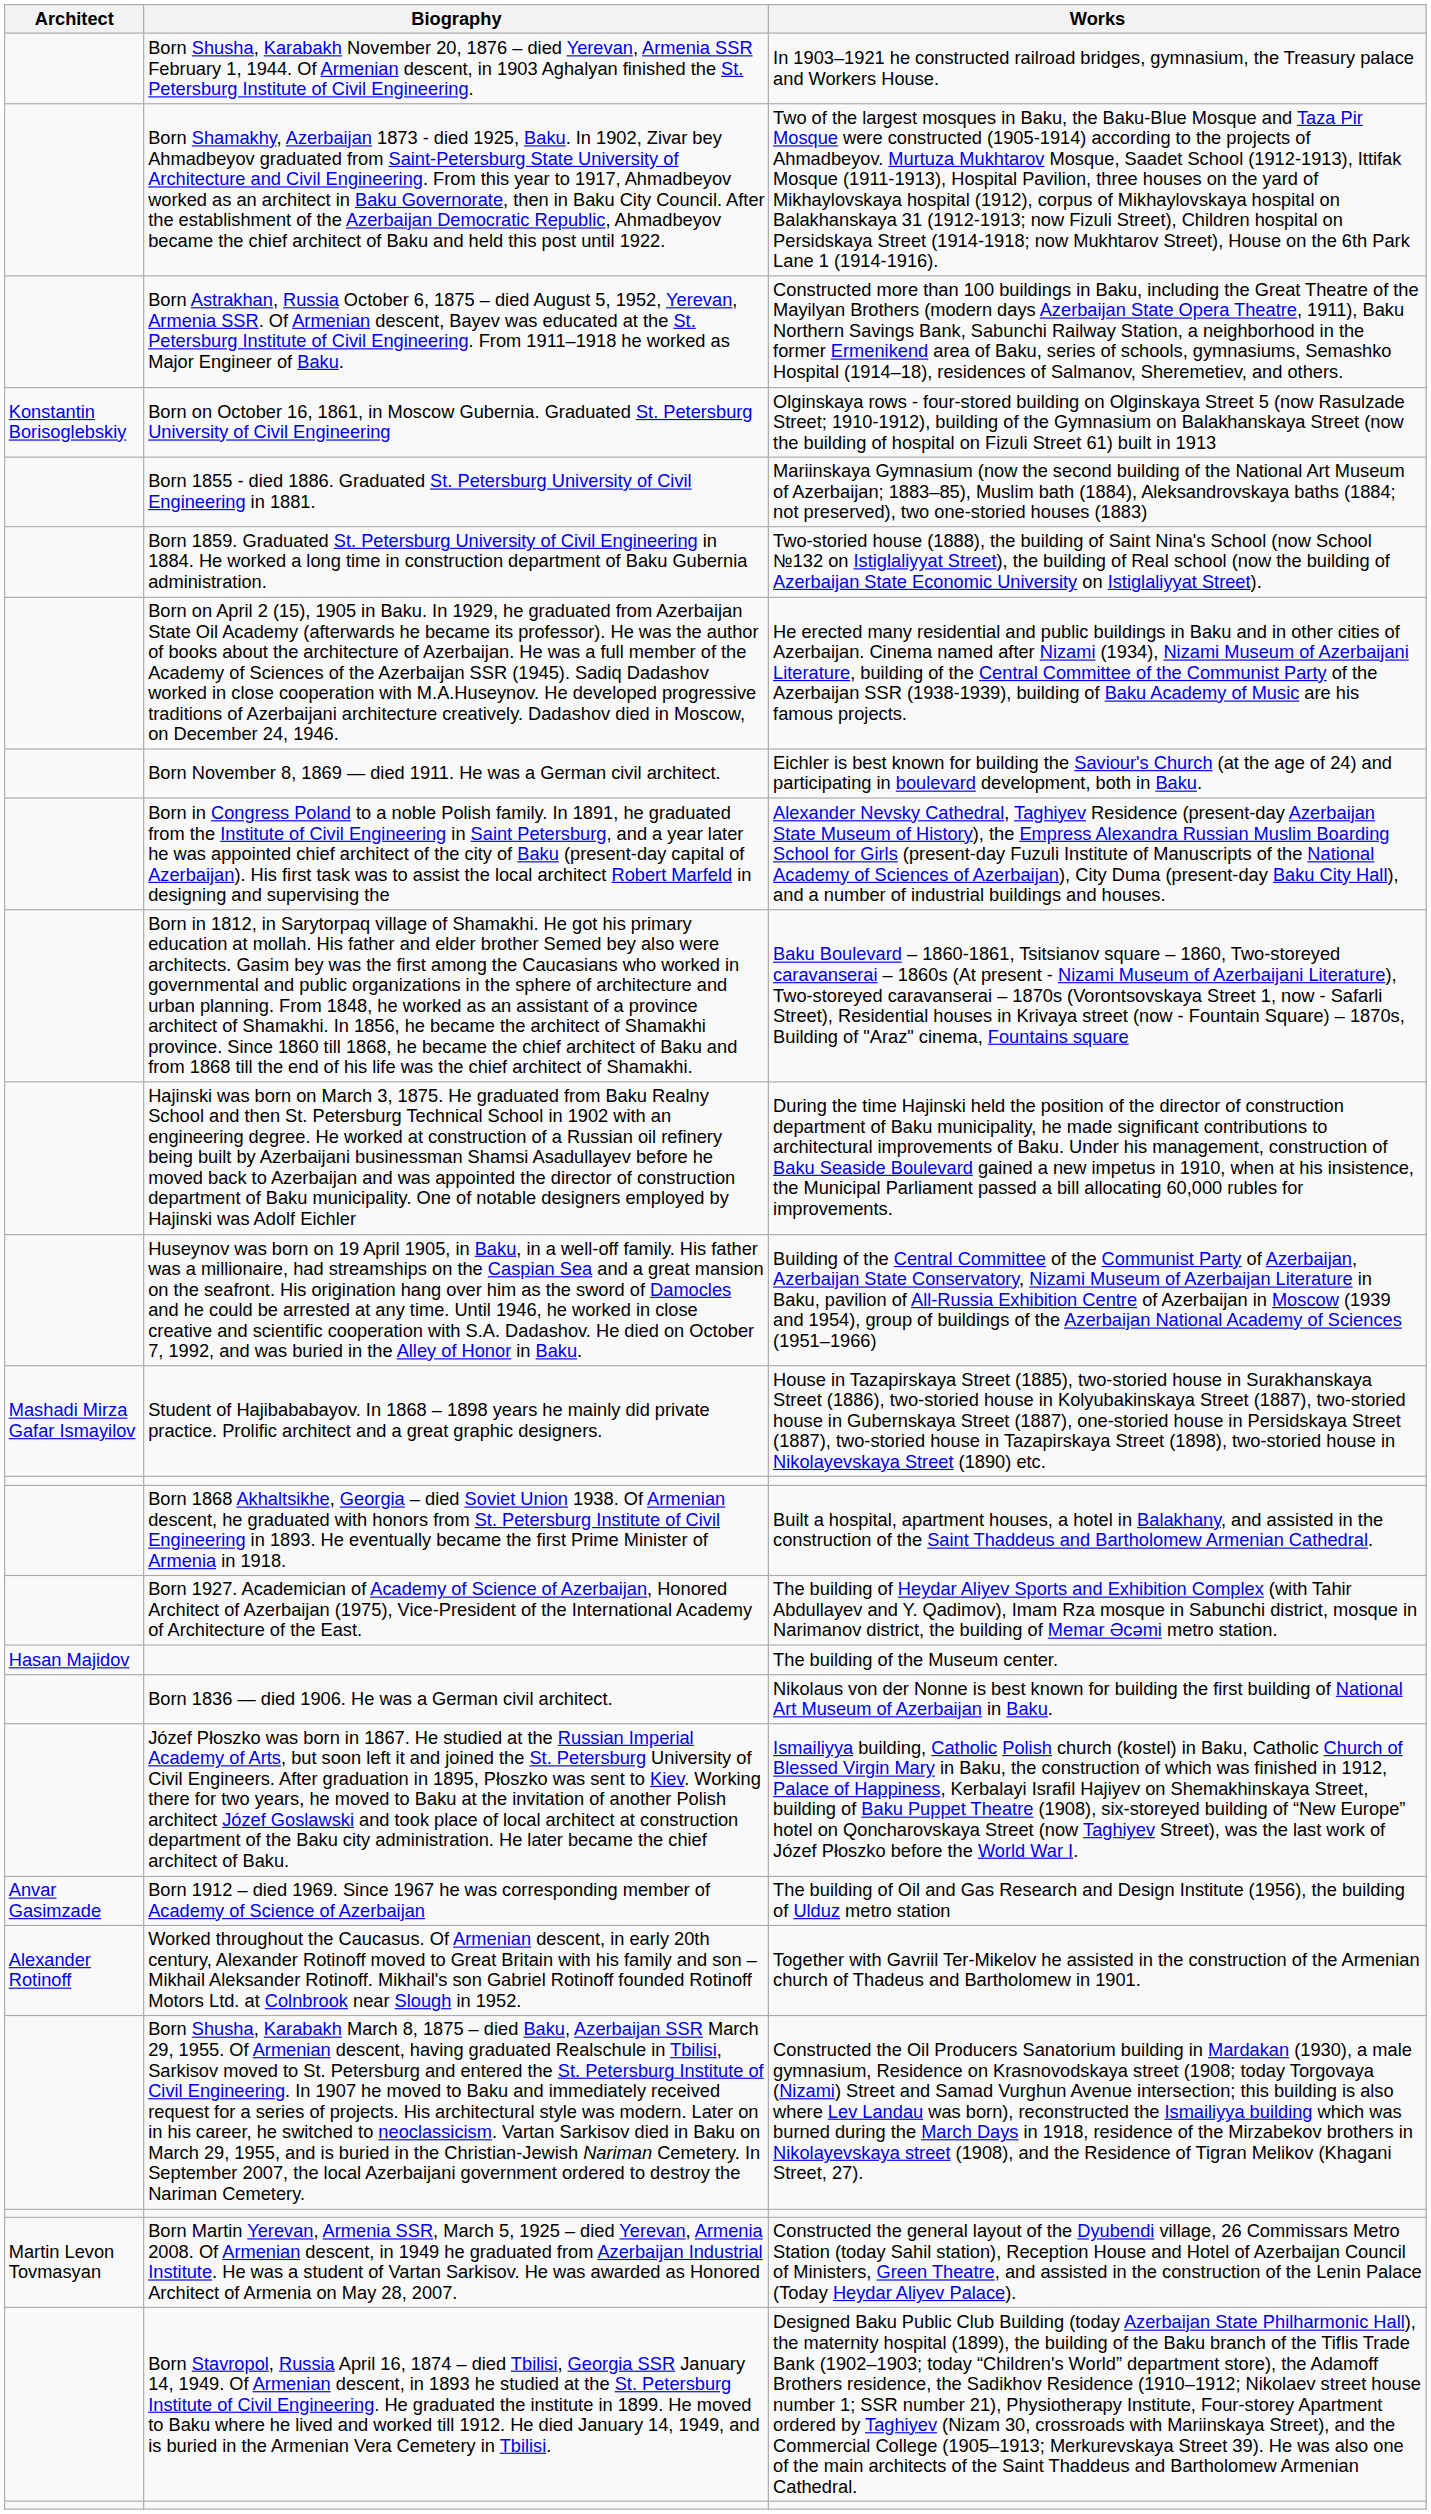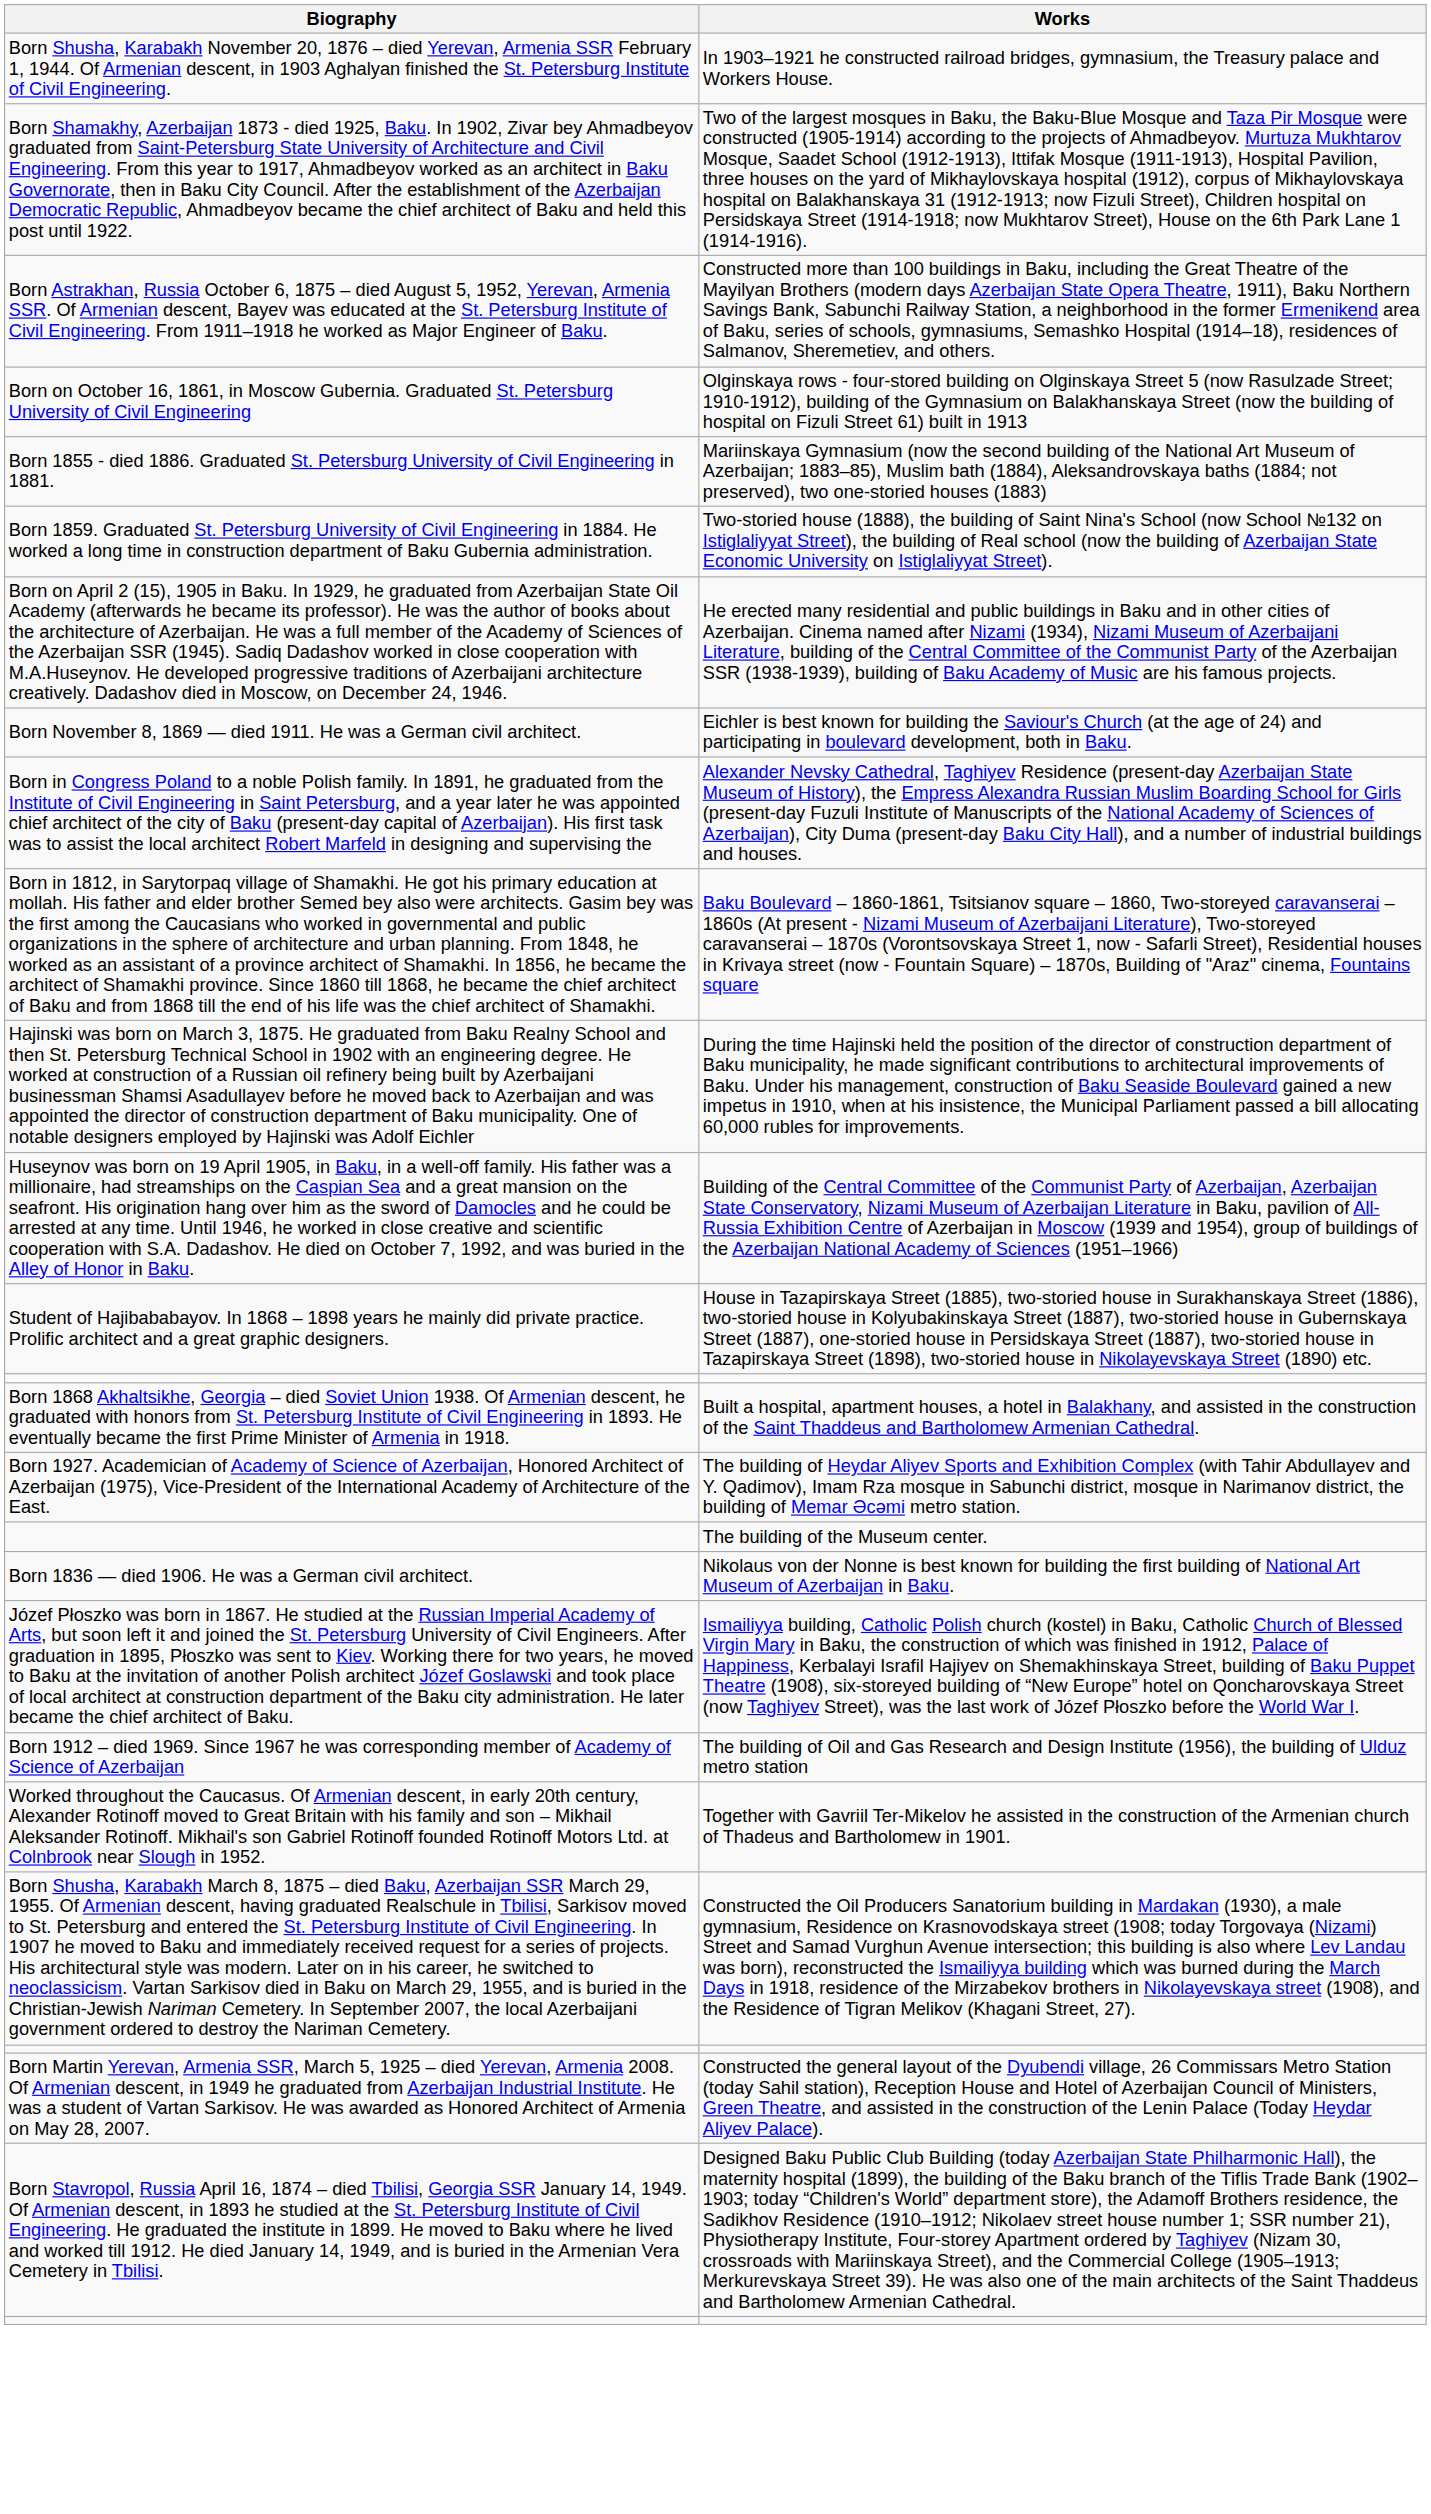- column: (74, 18)
